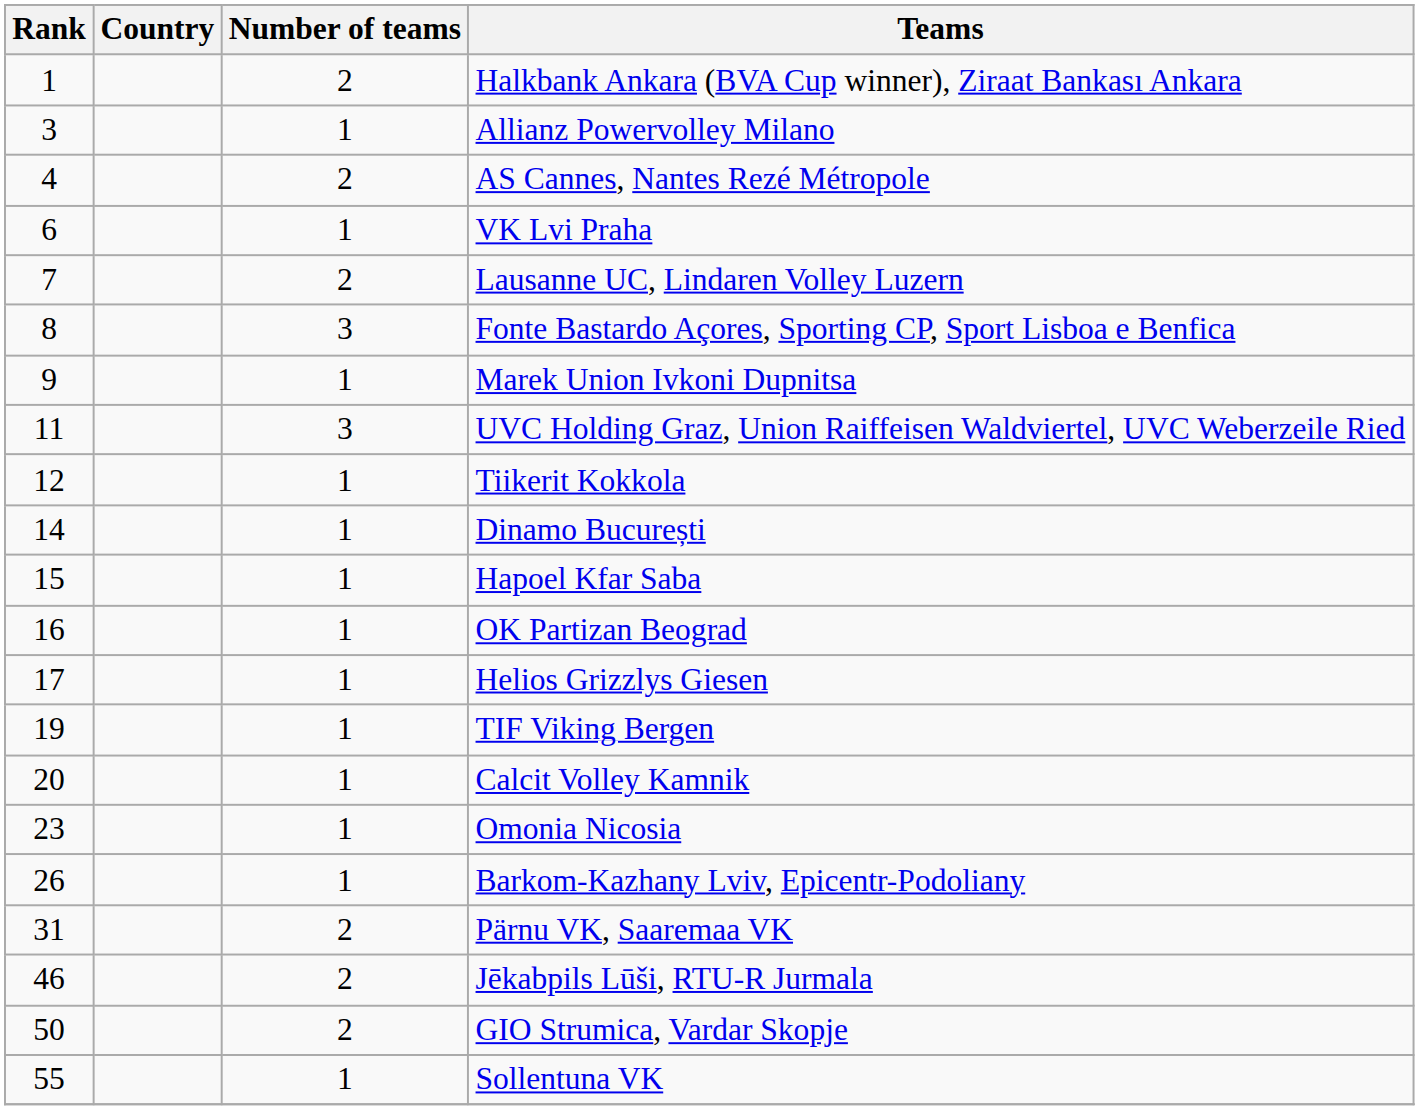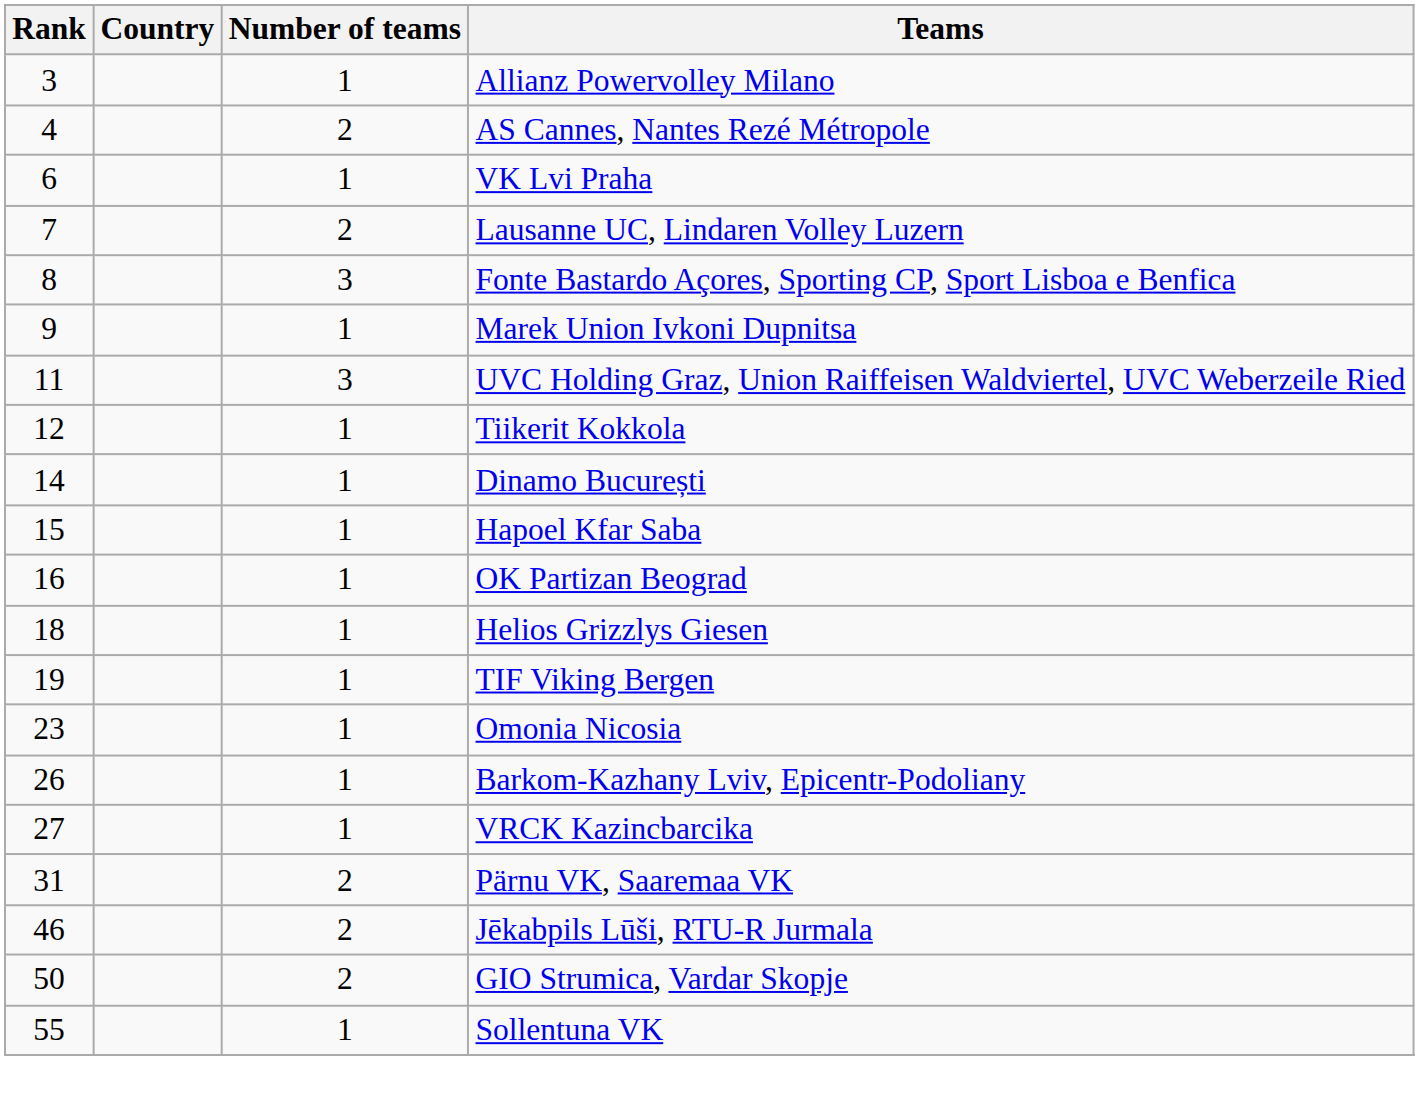- row: (859, 79)
(49, 679) 17 -> (49, 629) 18
- row: (612, 779)
+ row: (614, 829)
